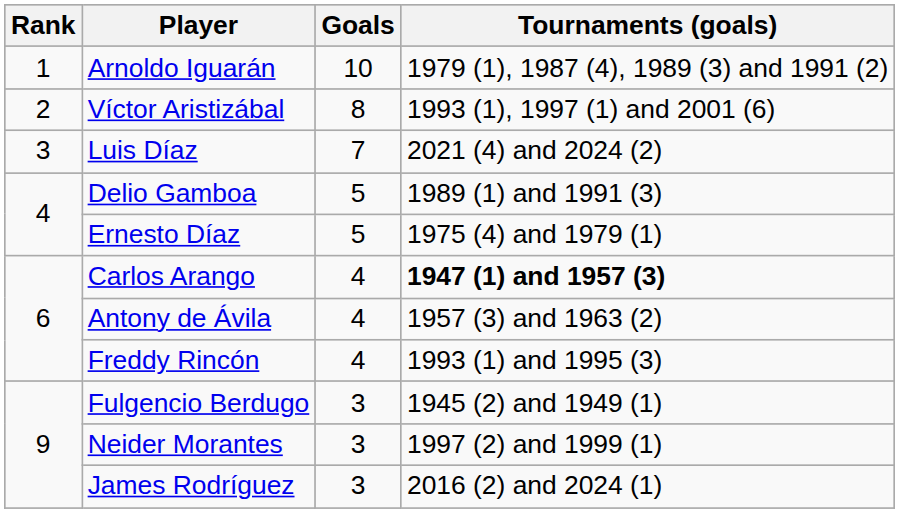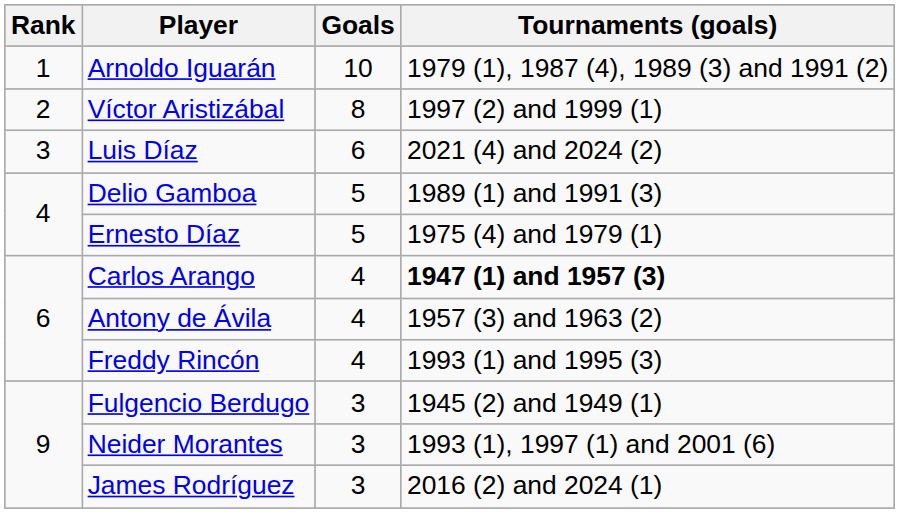(591, 109) 1993 (1), 1997 (1) and 2001 (6) -> (535, 109) 1997 (2) and 1999 (1)
(358, 151) 7 -> (358, 151) 6
(535, 444) 1997 (2) and 1999 (1) -> (591, 444) 1993 (1), 1997 (1) and 2001 (6)
